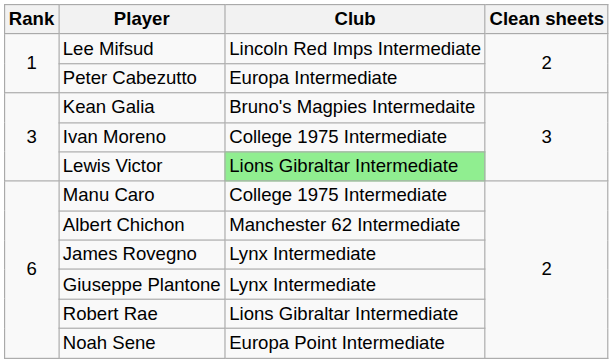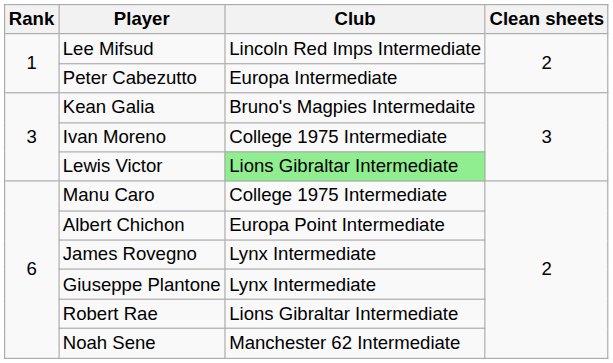(345, 225) Manchester 62 Intermediate -> (337, 225) Europa Point Intermediate
(337, 343) Europa Point Intermediate -> (345, 343) Manchester 62 Intermediate
